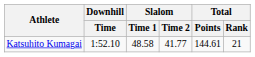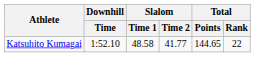(208, 44) 144.61 -> (208, 44) 144.65
(237, 44) 21 -> (237, 44) 22
